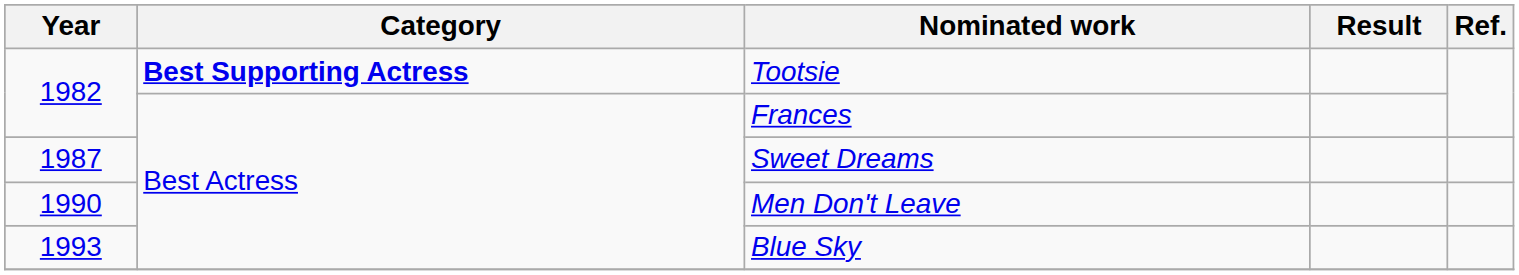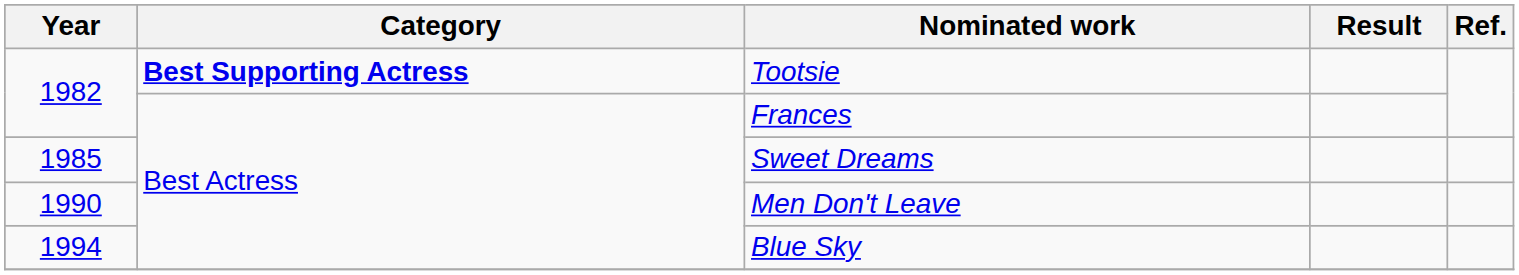(71, 159) 1987 -> (71, 159) 1985
(71, 247) 1993 -> (71, 247) 1994
